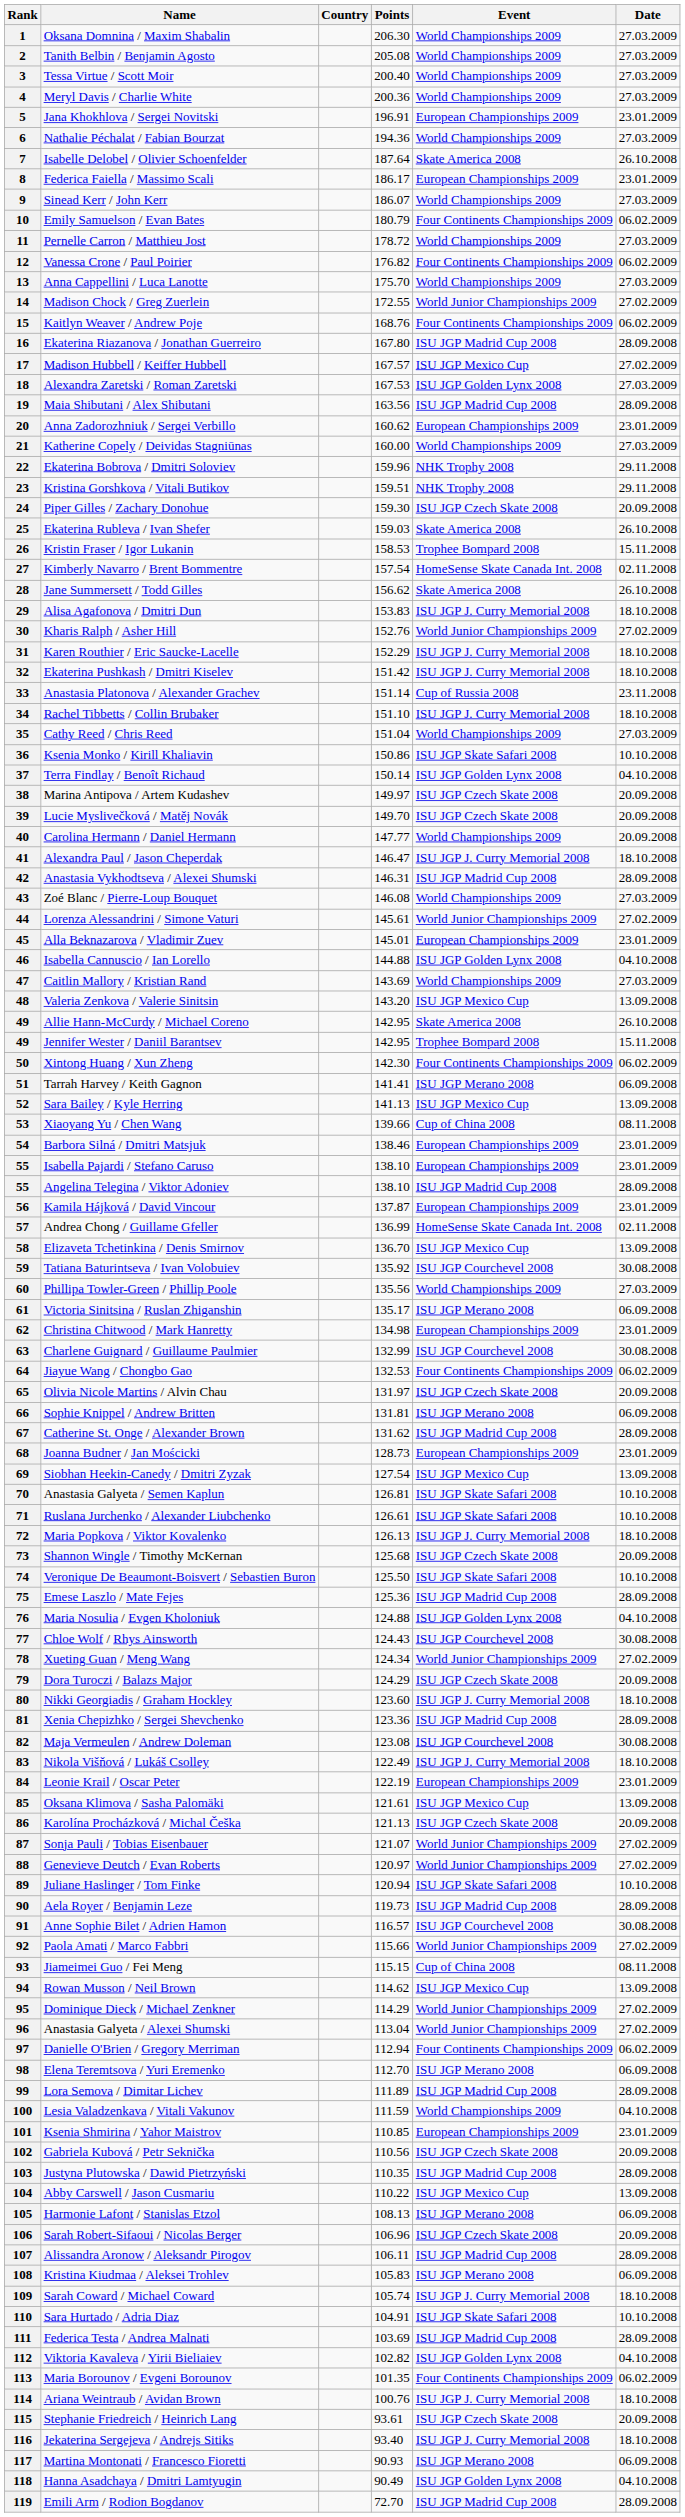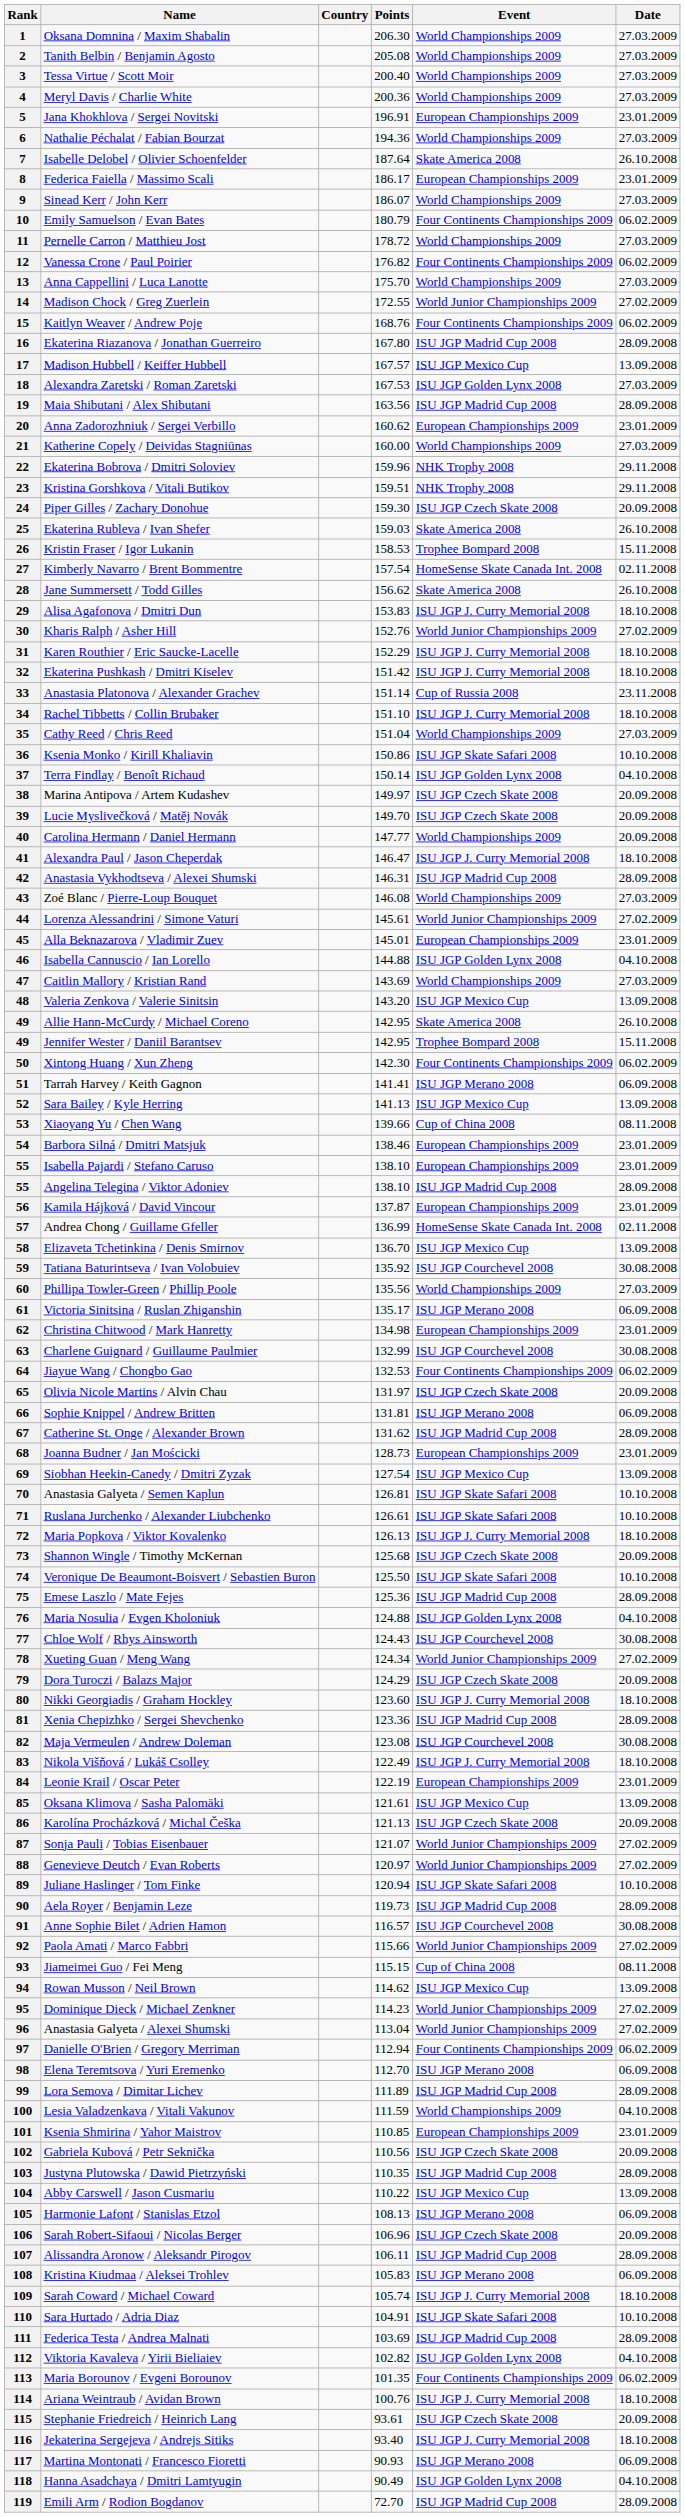(648, 364) 27.02.2009 -> (648, 364) 13.09.2008
(392, 2008) 114.29 -> (392, 2008) 114.23
